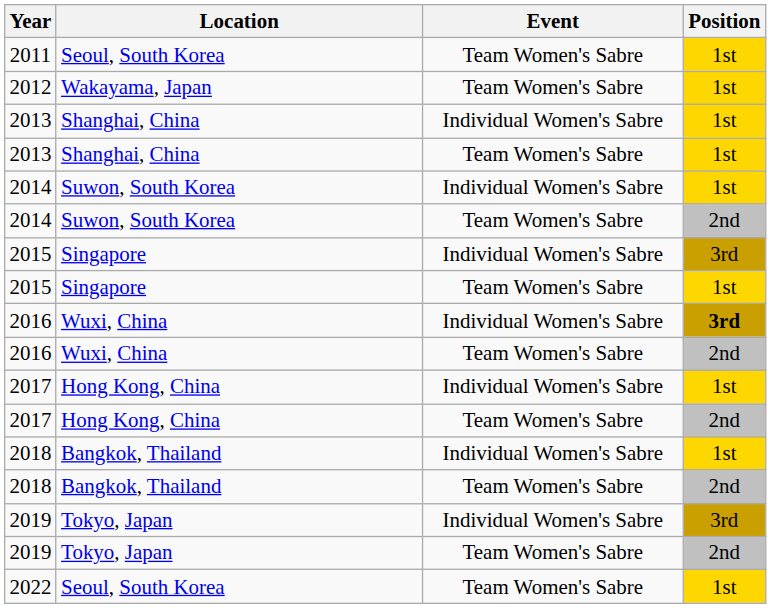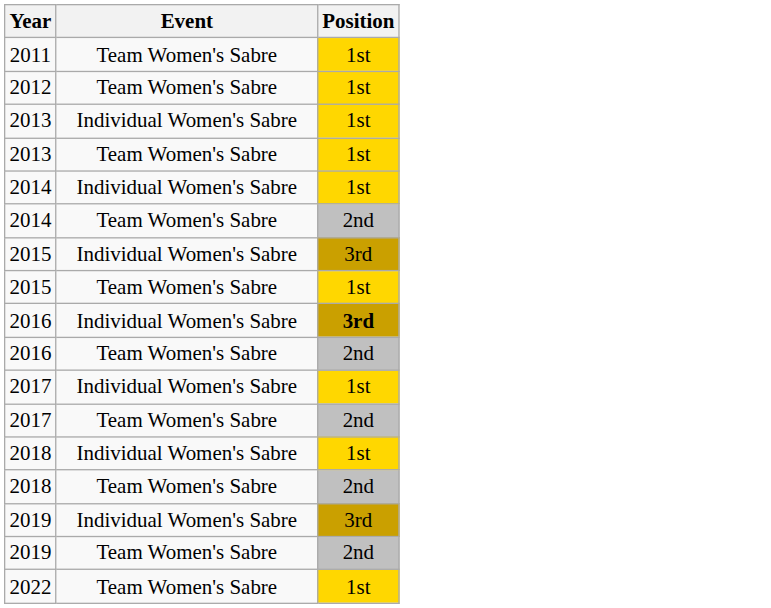- column: (239, 21)
